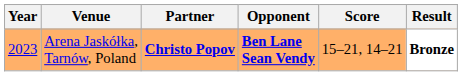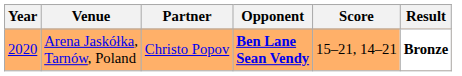(23, 49) 2023 -> (23, 49) 2020
(190, 49) bold -> (187, 49) normal
